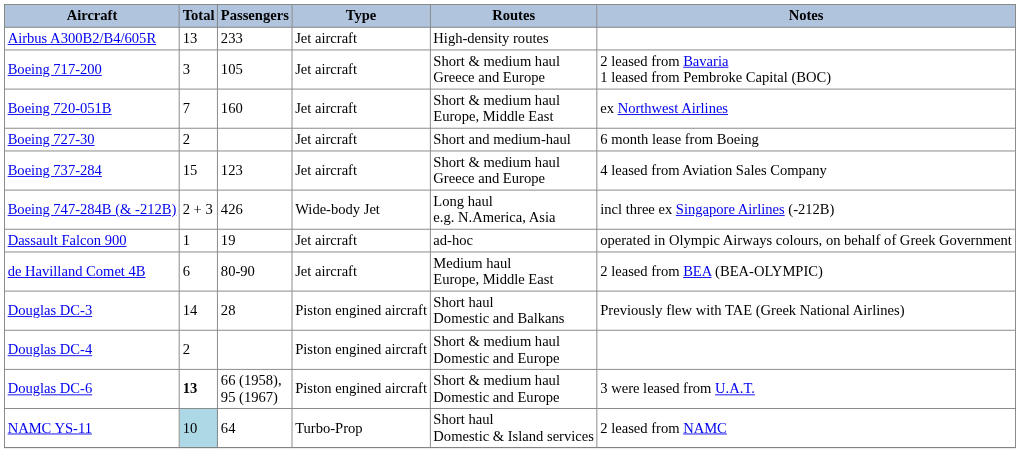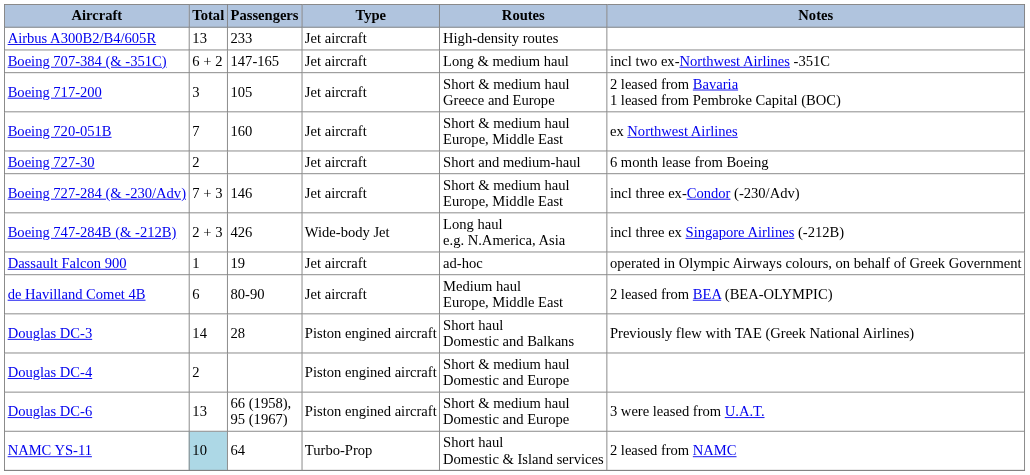+ row: (87, 61)
+ row: (97, 193)
- row: (55, 170)
(190, 388) bold -> (200, 411) normal
